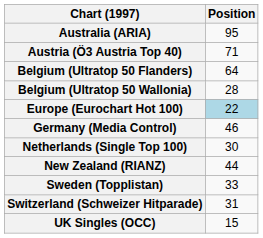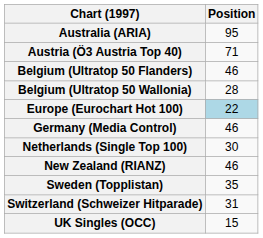(232, 71) 64 -> (232, 71) 46
(232, 166) 44 -> (232, 166) 46
(232, 185) 33 -> (232, 185) 35
